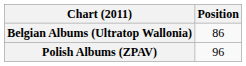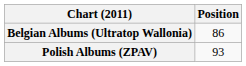(218, 52) 96 -> (218, 52) 93
